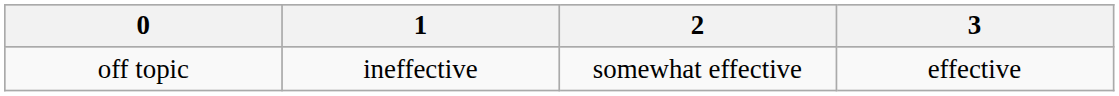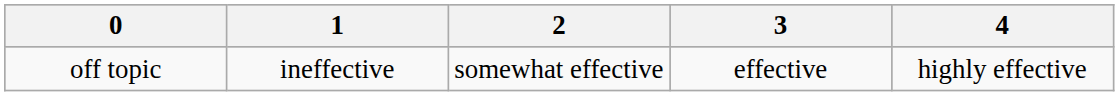+ column: (1002, 25)
